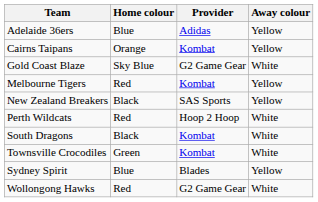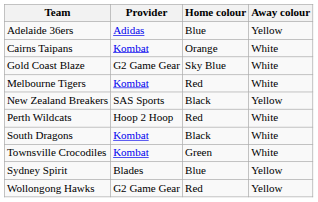columns swapped: (213, 13) <-> (144, 13)
(267, 48) Yellow -> (265, 48) White
(267, 83) Yellow -> (265, 83) White
(265, 188) White -> (267, 188) Yellow
